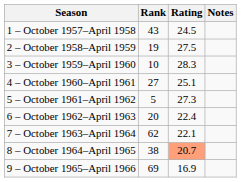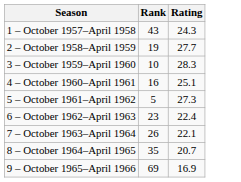- column: (220, 13)
(187, 30) 24.5 -> (187, 30) 24.3
(187, 47) 27.5 -> (187, 47) 27.7
(153, 82) 27 -> (153, 82) 16
(153, 116) 20 -> (153, 116) 23
(153, 133) 62 -> (153, 133) 26
(153, 151) 38 -> (153, 151) 35
(187, 151) lightsalmon background -> (187, 151) no background
